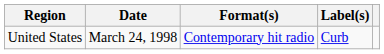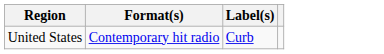- column: (133, 15)
